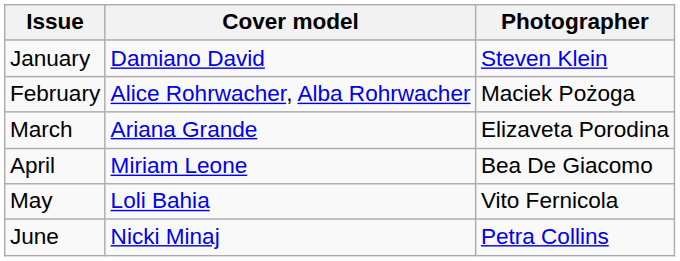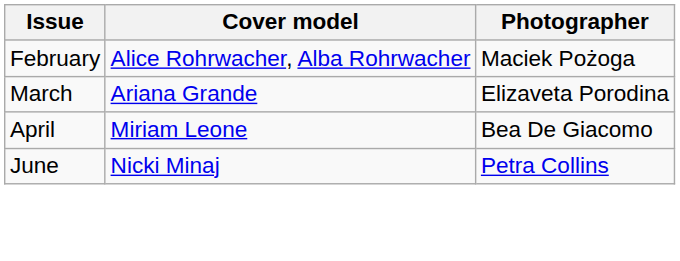- row: (50, 58)
- row: (31, 201)
